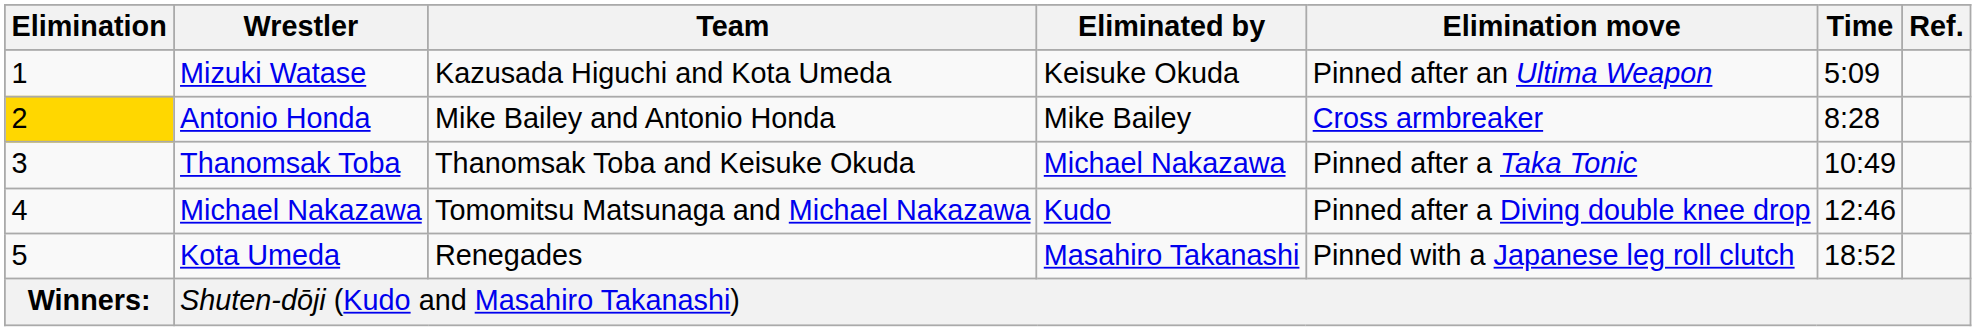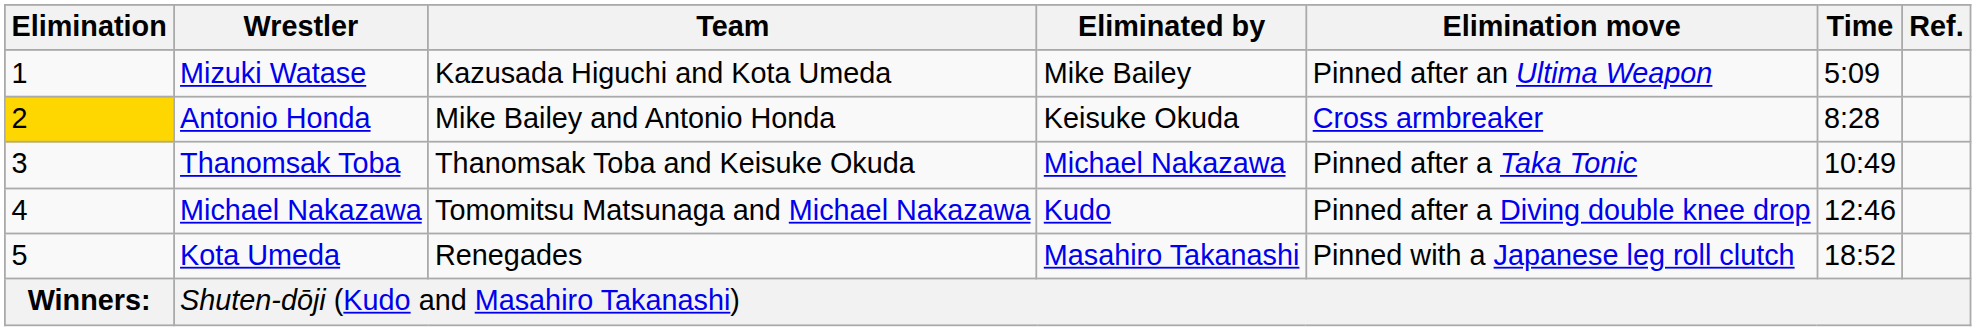(1141, 73) Keisuke Okuda -> (1117, 73) Mike Bailey
(1117, 118) Mike Bailey -> (1141, 118) Keisuke Okuda
